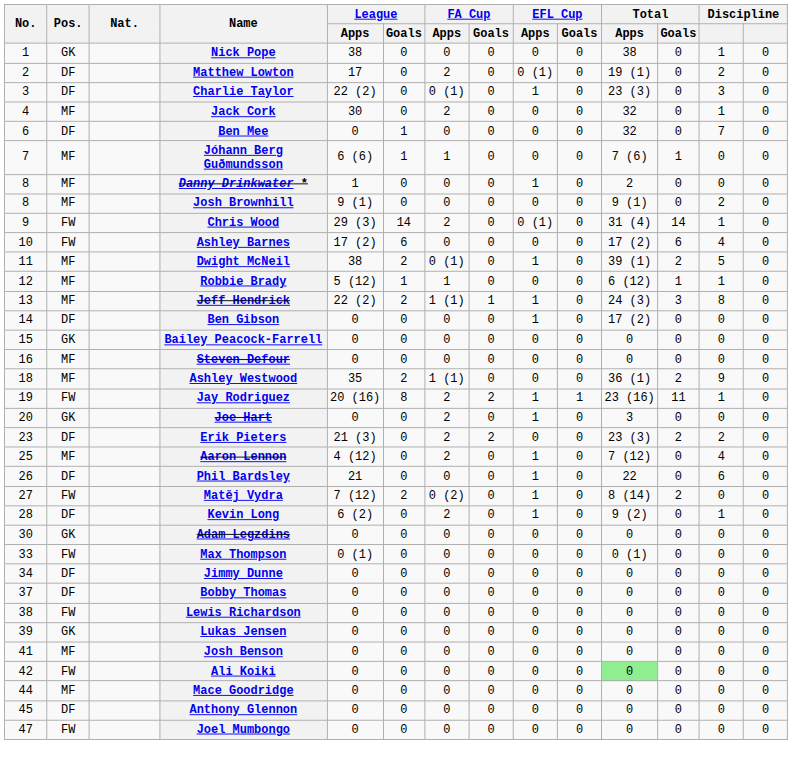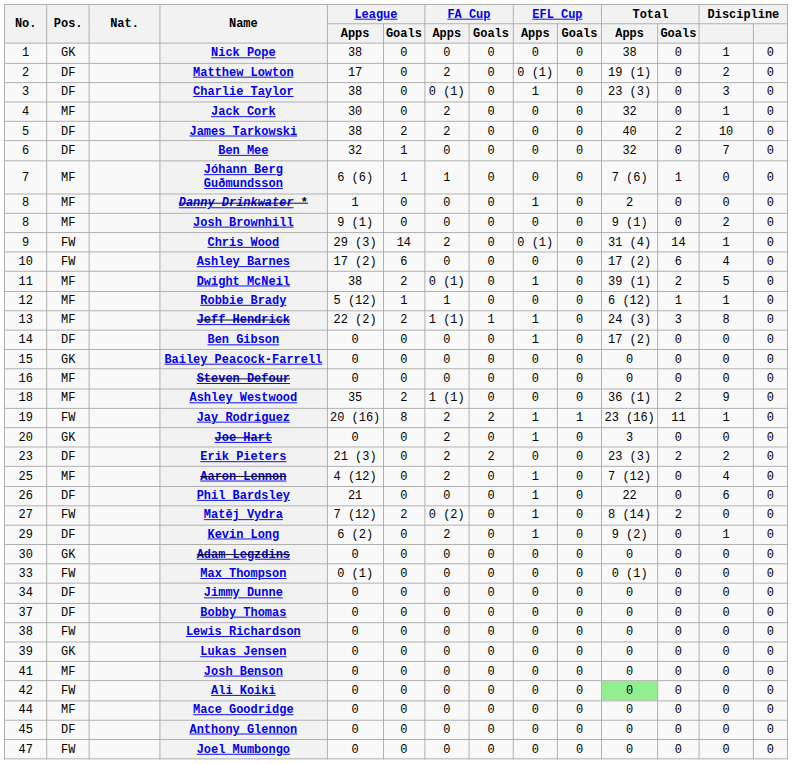(355, 92) 22 (2) -> (355, 92) 38
+ row: (243, 131)
(355, 131) 0 -> (355, 151) 32
(26, 515) 28 -> (26, 535) 29
